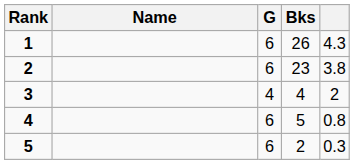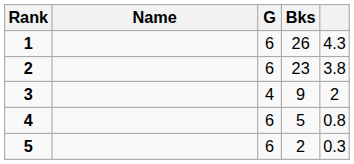(301, 95) 4 -> (301, 95) 9
